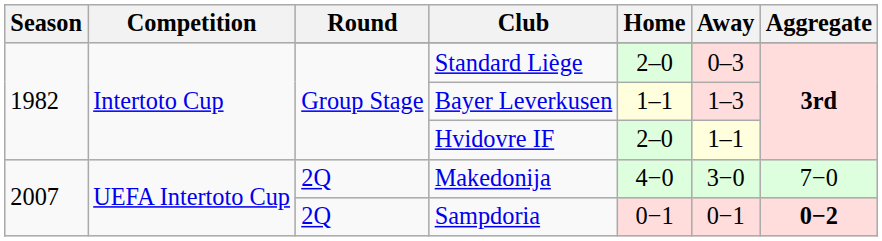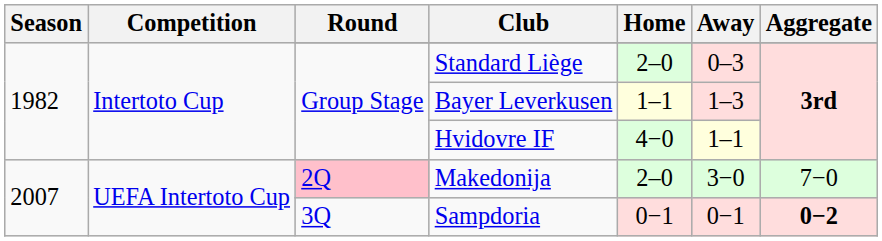(655, 139) 2–0 -> (655, 139) 4−0
(316, 178) no background -> (316, 178) pink background
(655, 178) 4−0 -> (655, 178) 2–0
(316, 216) 2Q -> (316, 216) 3Q
